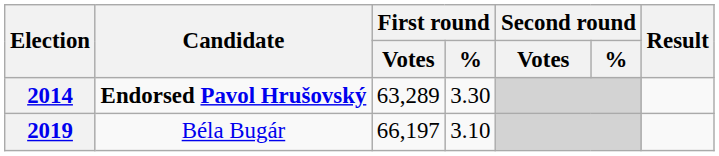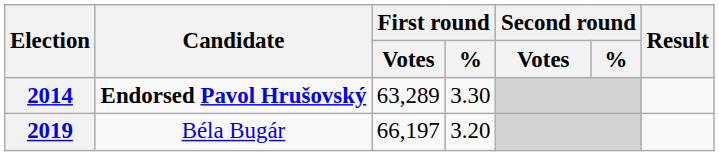(470, 131) 3.10 -> (470, 131) 3.20
